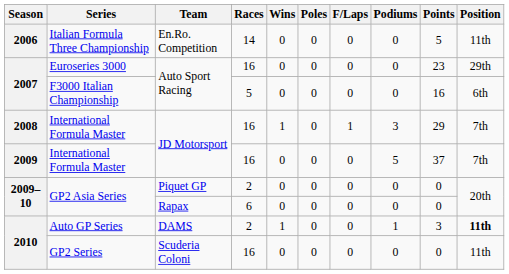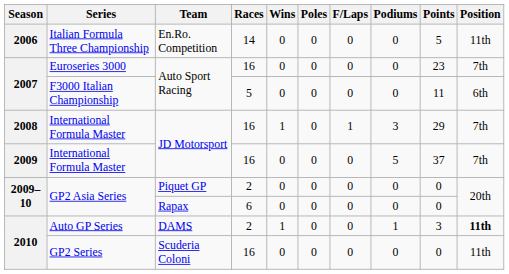(480, 67) 29th -> (480, 67) 7th
(439, 93) 16 -> (439, 93) 11
